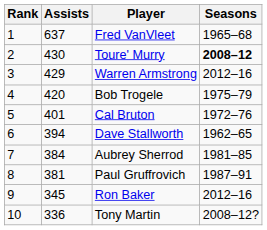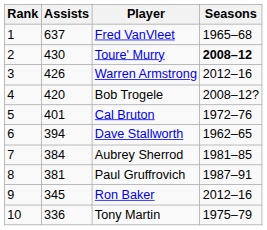(55, 74) 429 -> (55, 74) 426
(227, 94) 1975–79 -> (231, 94) 2008–12?
(231, 214) 2008–12? -> (227, 214) 1975–79
